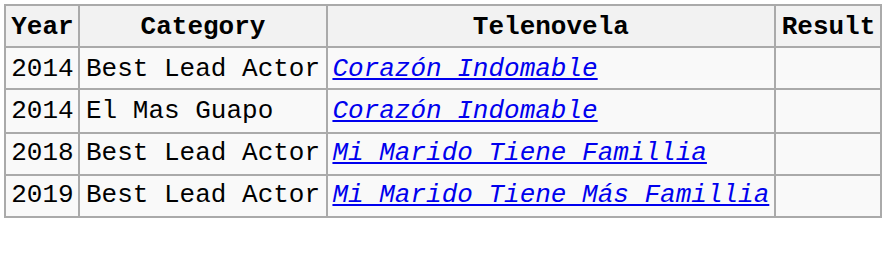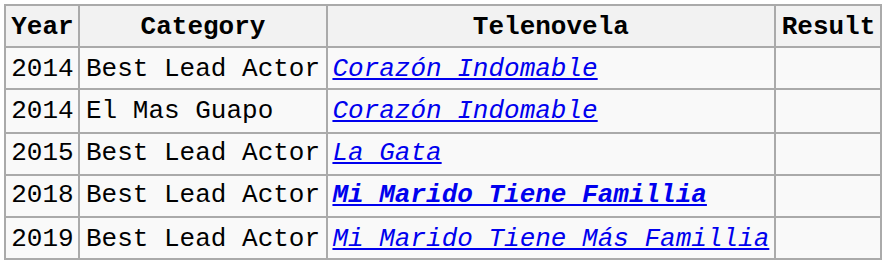+ row: (42, 153)
(520, 153) normal -> (520, 196) bold
